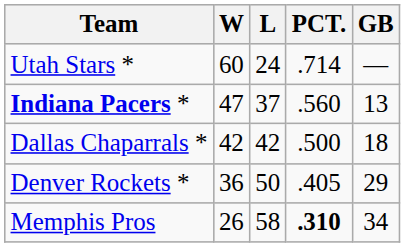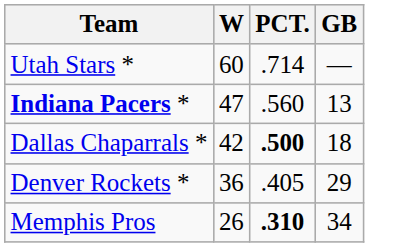- column: (268, 24)
(319, 143) normal -> (283, 143) bold
